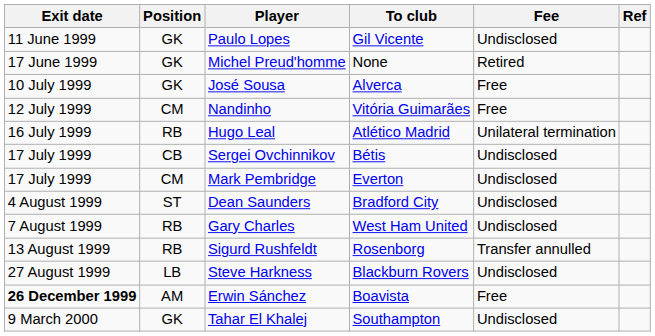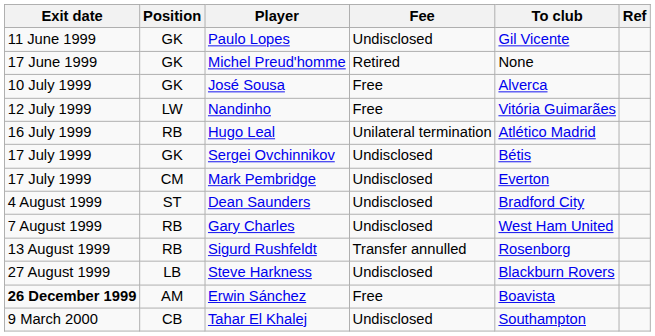columns swapped: (411, 16) <-> (546, 16)
(172, 109) CM -> (172, 109) LW
(172, 156) CB -> (172, 156) GK
(172, 319) GK -> (172, 319) CB
